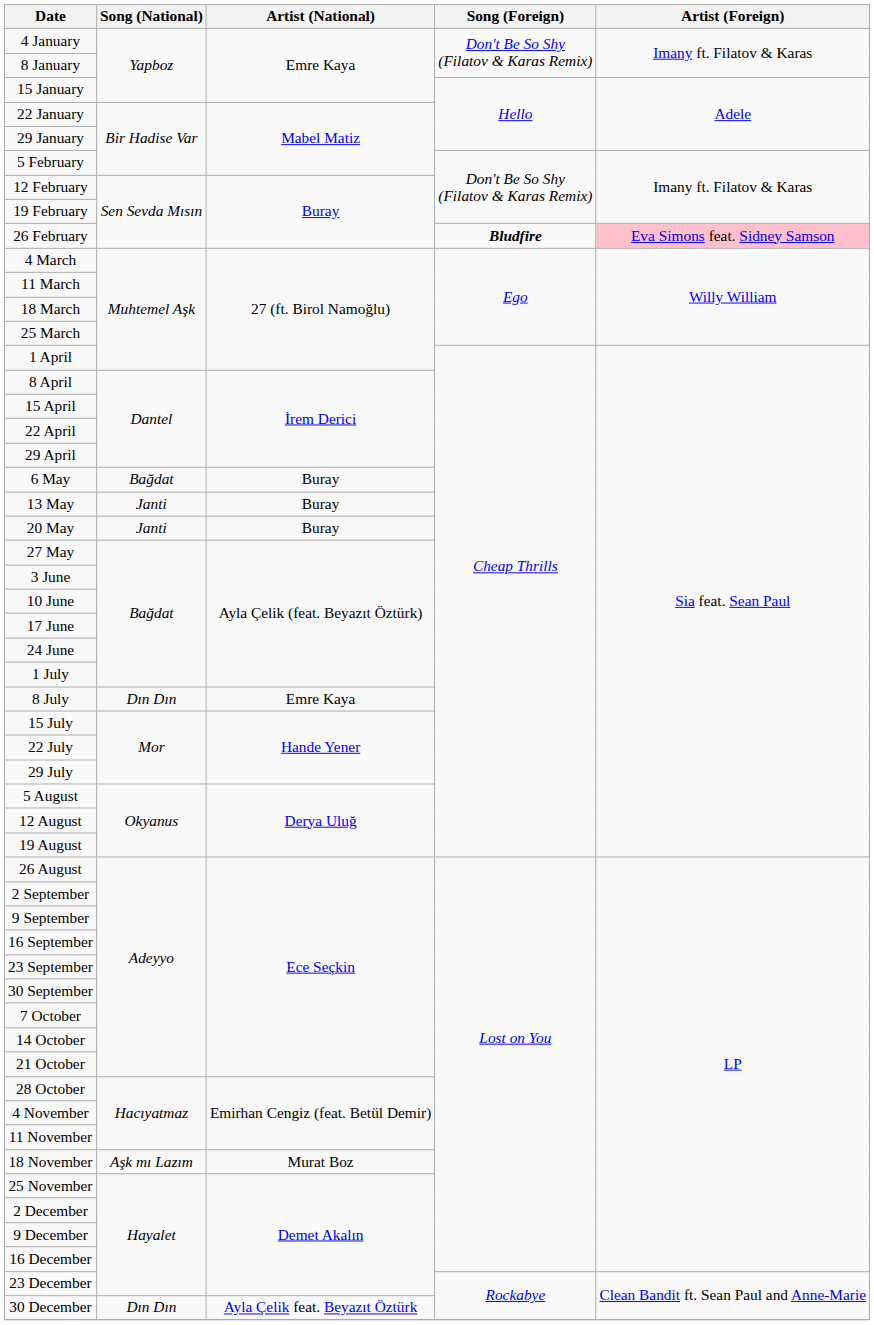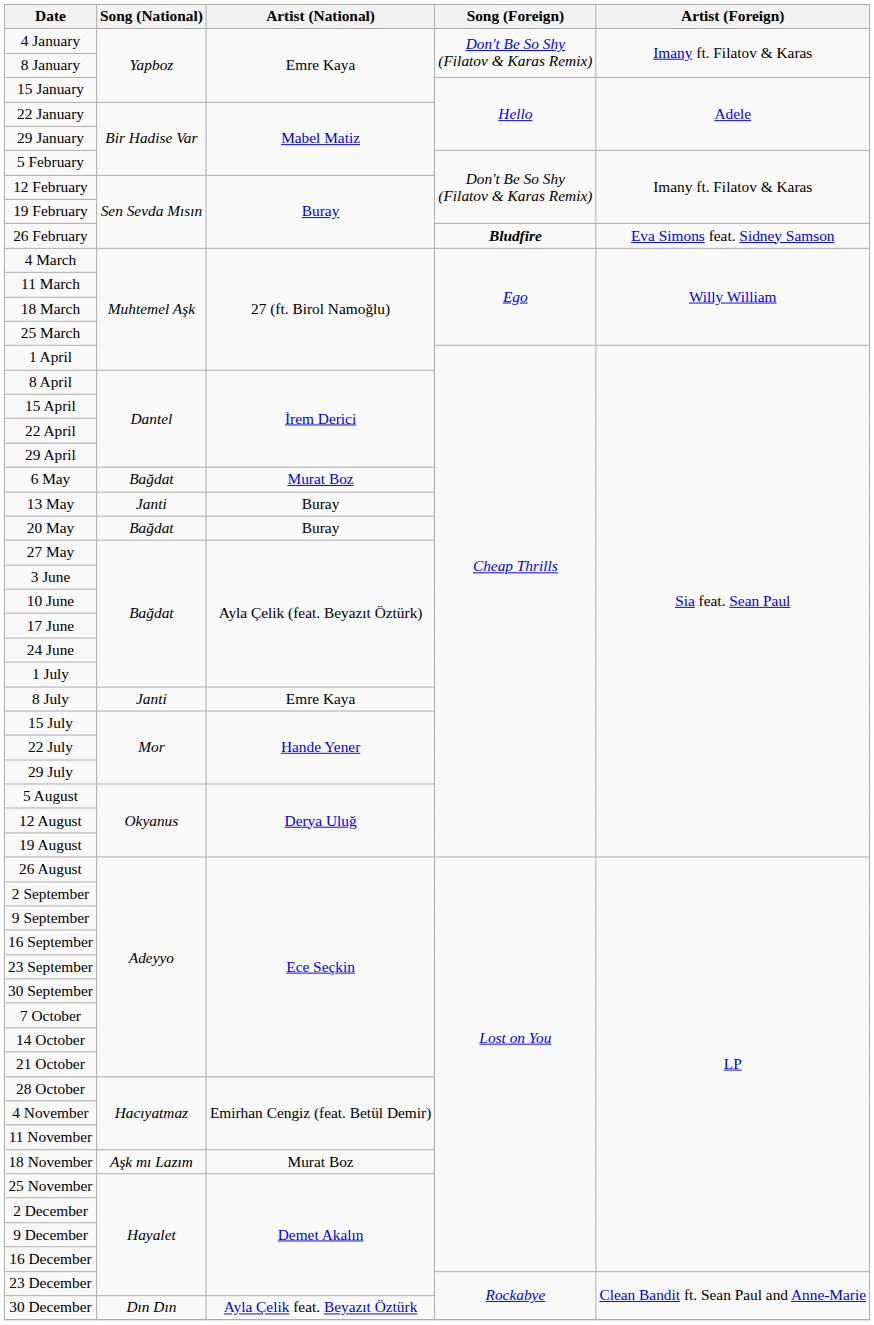(733, 235) pink background -> (733, 235) no background
(321, 479) Buray -> (321, 479) Murat Boz
(151, 528) Janti -> (151, 528) Bağdat
(151, 698) Dın Dın -> (151, 698) Janti
